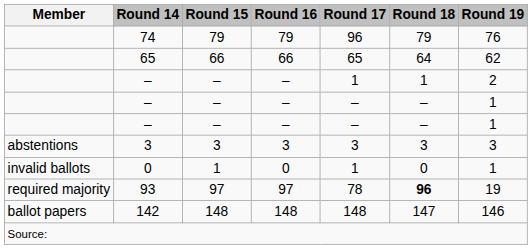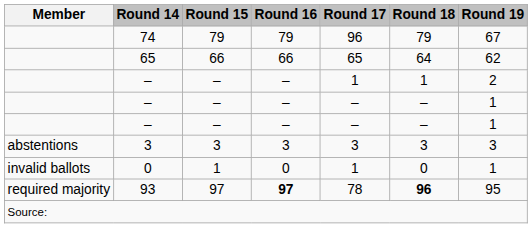(493, 37) 76 -> (493, 37) 67
(286, 189) normal -> (286, 189) bold
(493, 189) 19 -> (493, 189) 95
- row: (148, 211)
